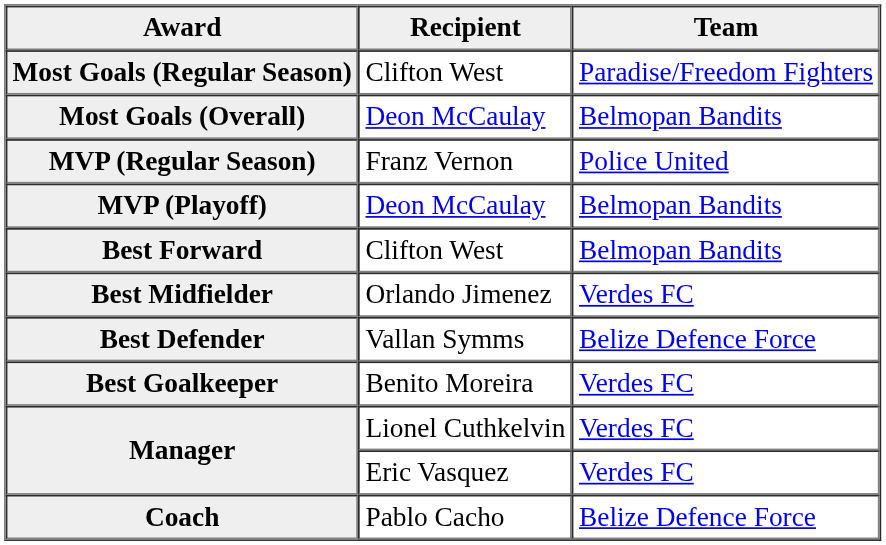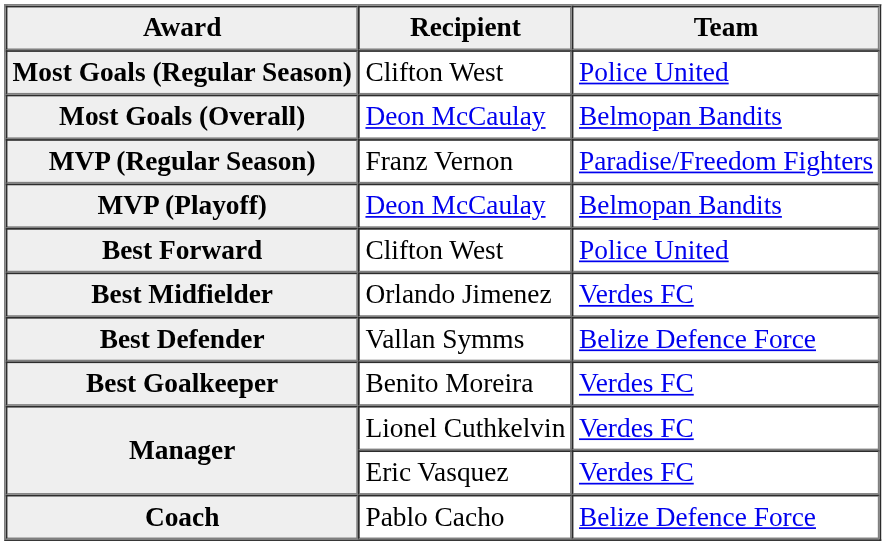(726, 72) Paradise/Freedom Fighters -> (654, 72) Police United
(654, 160) Police United -> (726, 160) Paradise/Freedom Fighters
(680, 249) Belmopan Bandits -> (654, 249) Police United
